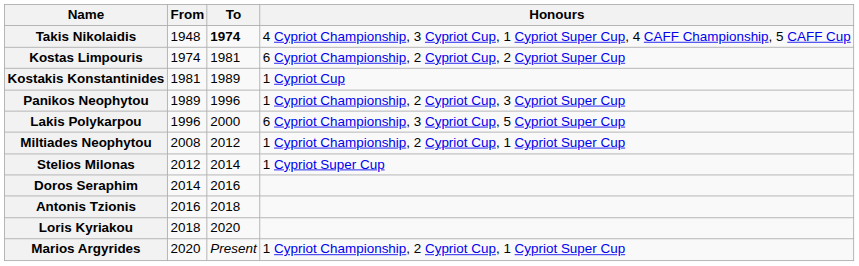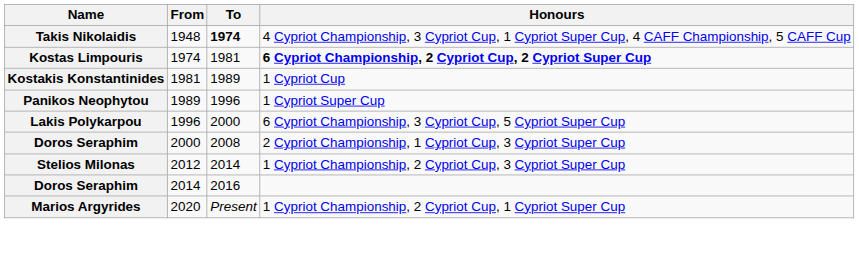(444, 57) normal -> (457, 57) bold
(444, 100) 1 Cypriot Championship, 2 Cypriot Cup, 3 Cypriot Super Cup -> (324, 100) 1 Cypriot Super Cup
+ row: (86, 143)
- row: (86, 143)
(324, 164) 1 Cypriot Super Cup -> (444, 164) 1 Cypriot Championship, 2 Cypriot Cup, 3 Cypriot Super Cup
- row: (86, 206)
- row: (86, 228)
